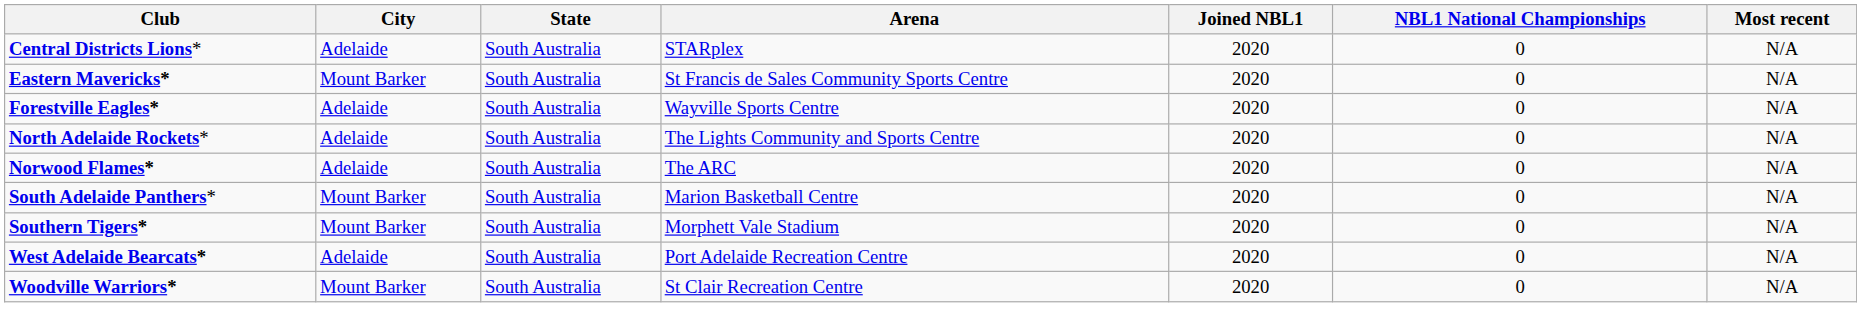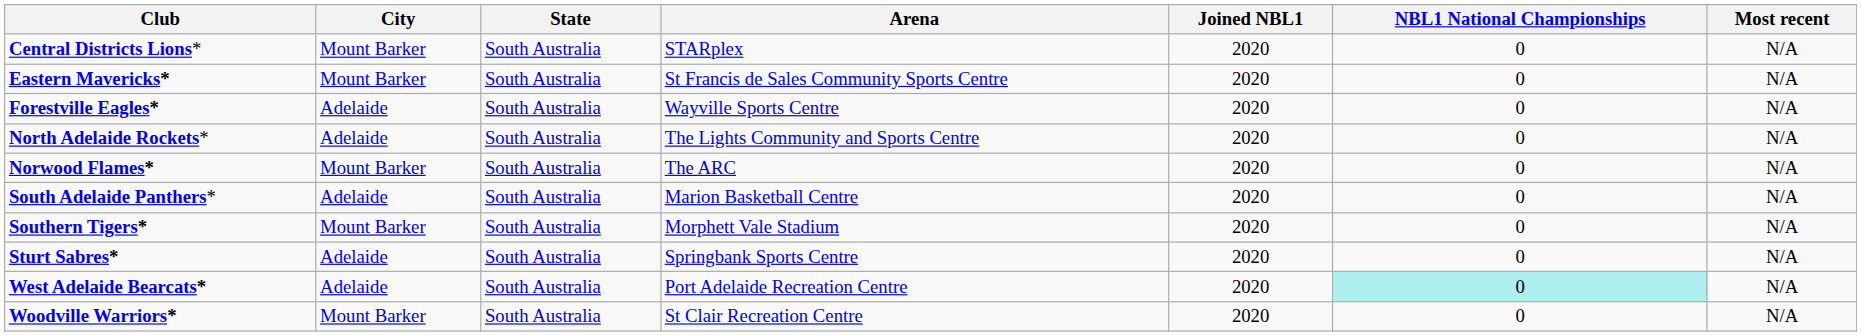(354, 49) Adelaide -> (373, 49) Mount Barker
(354, 167) Adelaide -> (373, 167) Mount Barker
(373, 197) Mount Barker -> (354, 197) Adelaide
+ row: (64, 256)
(1520, 256) no background -> (1520, 286) paleturquoise background
